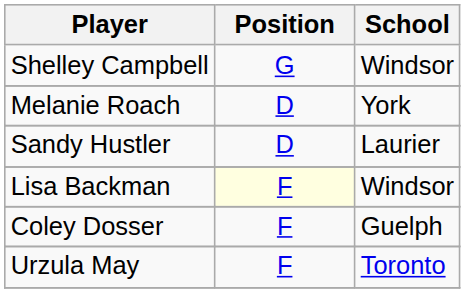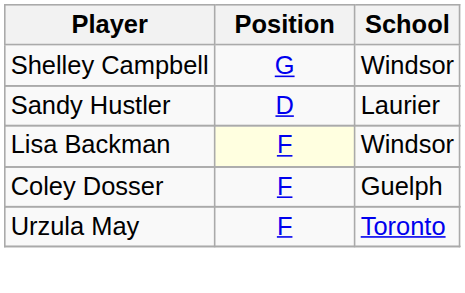- row: (96, 105)
